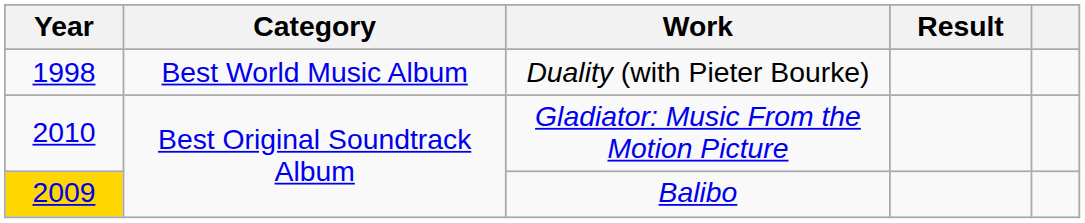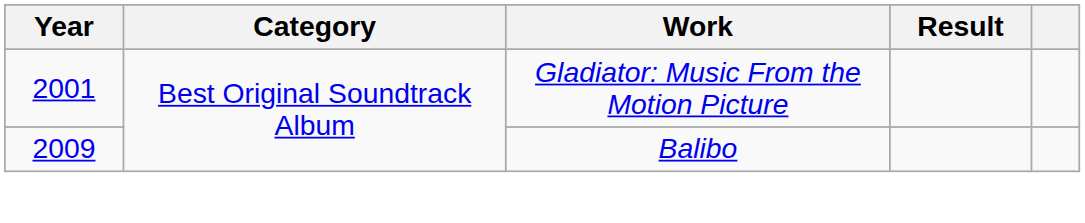- row: (698, 71)
(64, 132) 2010 -> (64, 87) 2001
(64, 193) gold background -> (64, 148) no background
